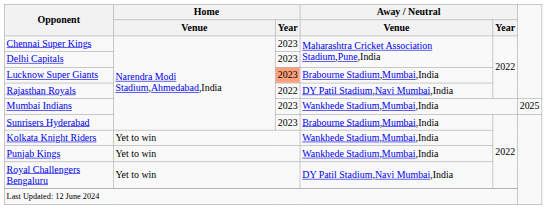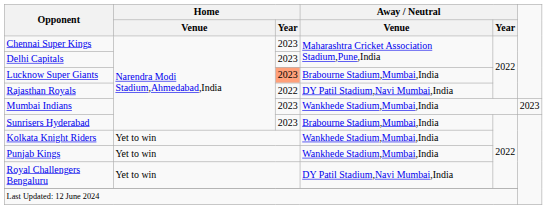(530, 106) 2025 -> (530, 106) 2023
